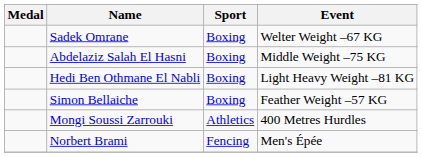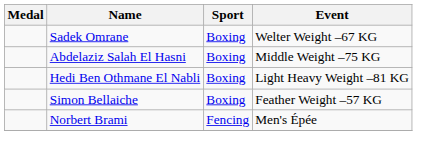- row: (111, 120)
